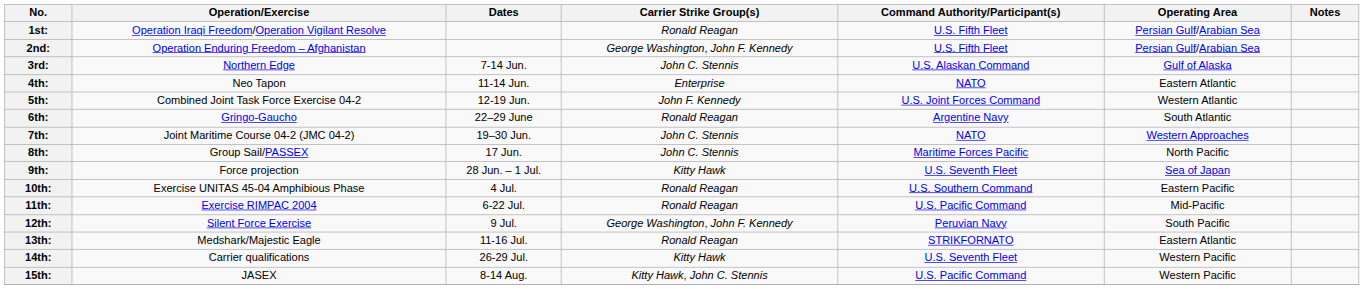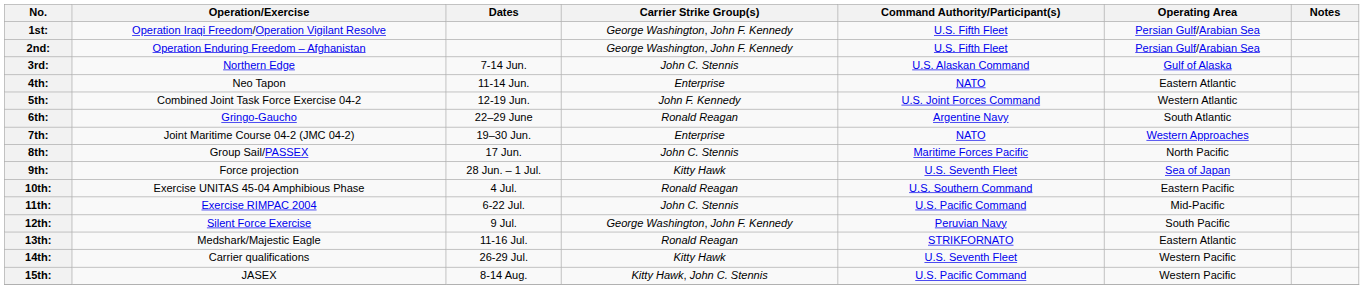(700, 30) Ronald Reagan -> (700, 30) George Washington, John F. Kennedy
(700, 135) John C. Stennis -> (700, 135) Enterprise
(700, 205) Ronald Reagan -> (700, 205) John C. Stennis
